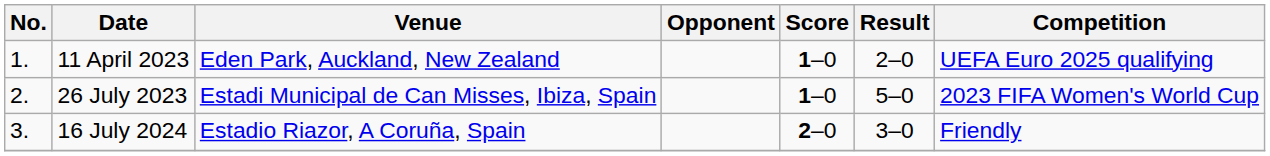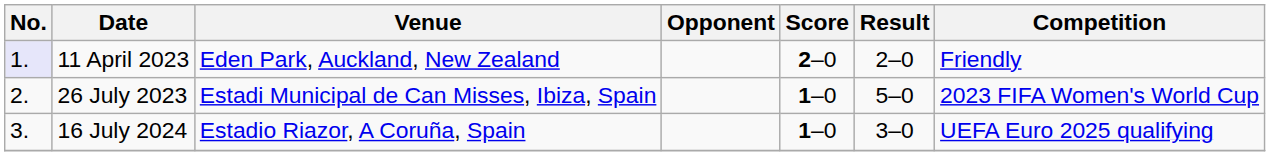(20, 58) no background -> (20, 58) lavender background
(817, 58) 1–0 -> (817, 58) 2–0
(1077, 58) UEFA Euro 2025 qualifying -> (981, 58) Friendly
(817, 131) 2–0 -> (817, 131) 1–0
(981, 131) Friendly -> (1077, 131) UEFA Euro 2025 qualifying
